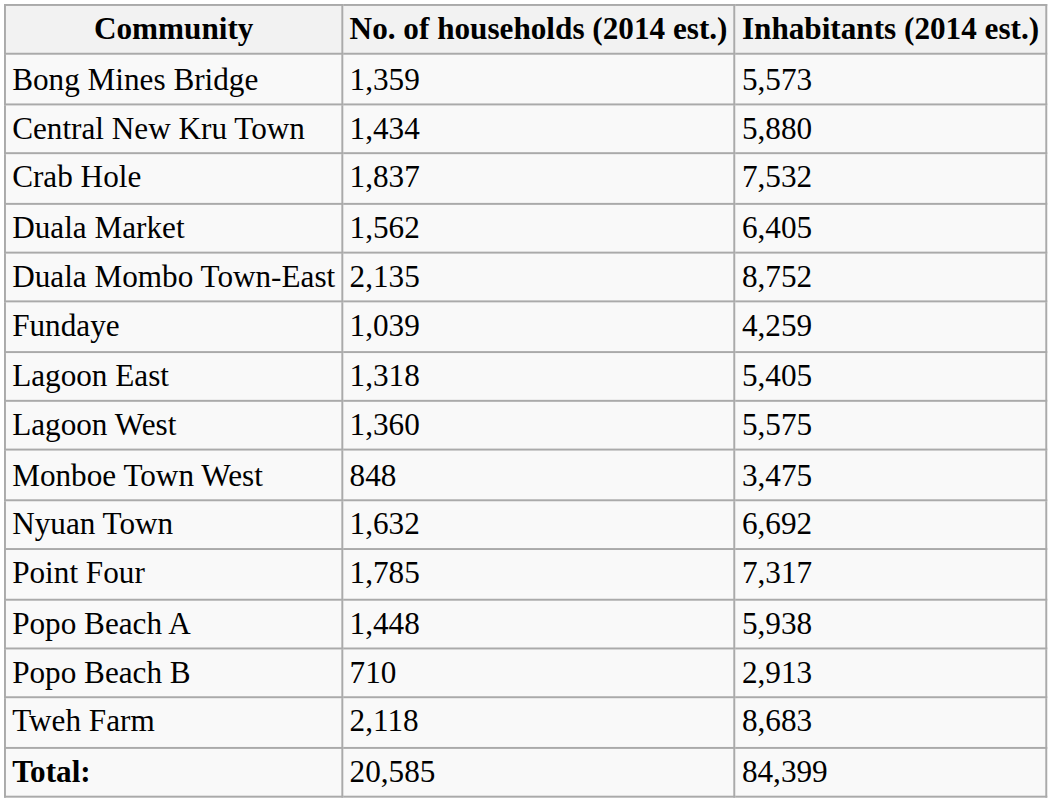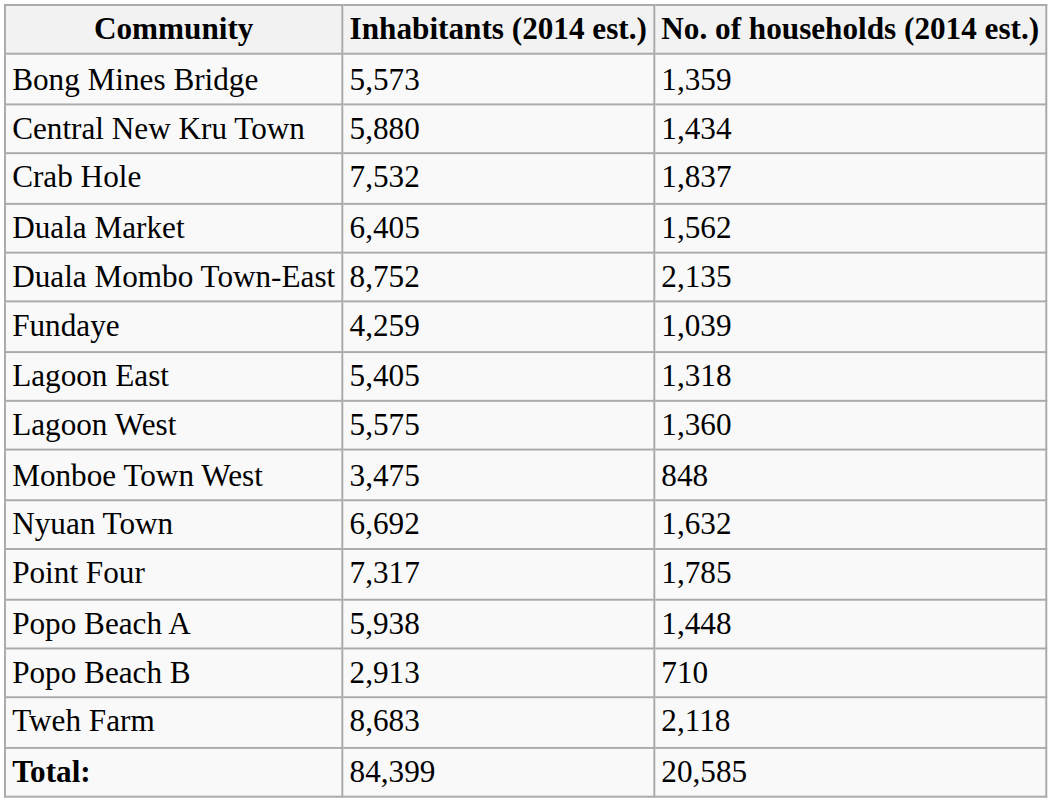columns swapped: (891, 29) <-> (539, 29)
